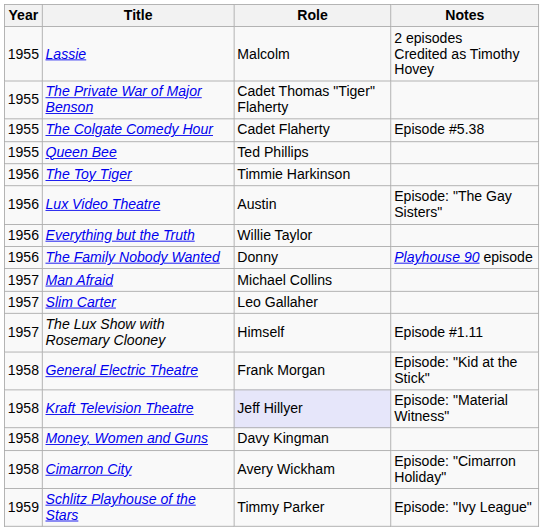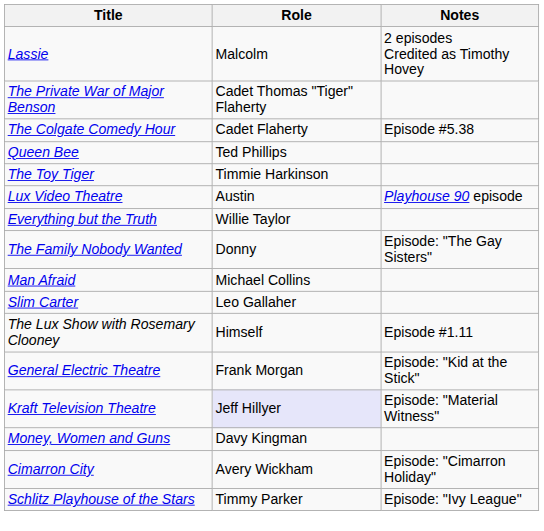- column: (23, 15)
(453, 205) Episode: "The Gay Sisters" -> (453, 197) Playhouse 90 episode
(463, 257) Playhouse 90 episode -> (443, 249) Episode: "The Gay Sisters"
